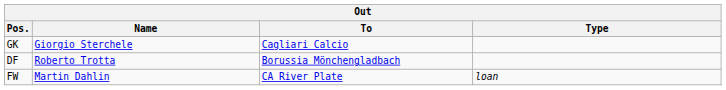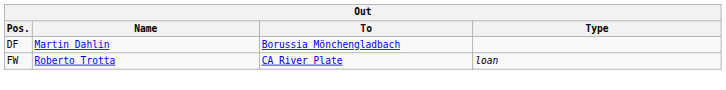- row: (13, 44)
(75, 61) Roberto Trotta -> (72, 44) Martin Dahlin
(72, 77) Martin Dahlin -> (75, 61) Roberto Trotta
